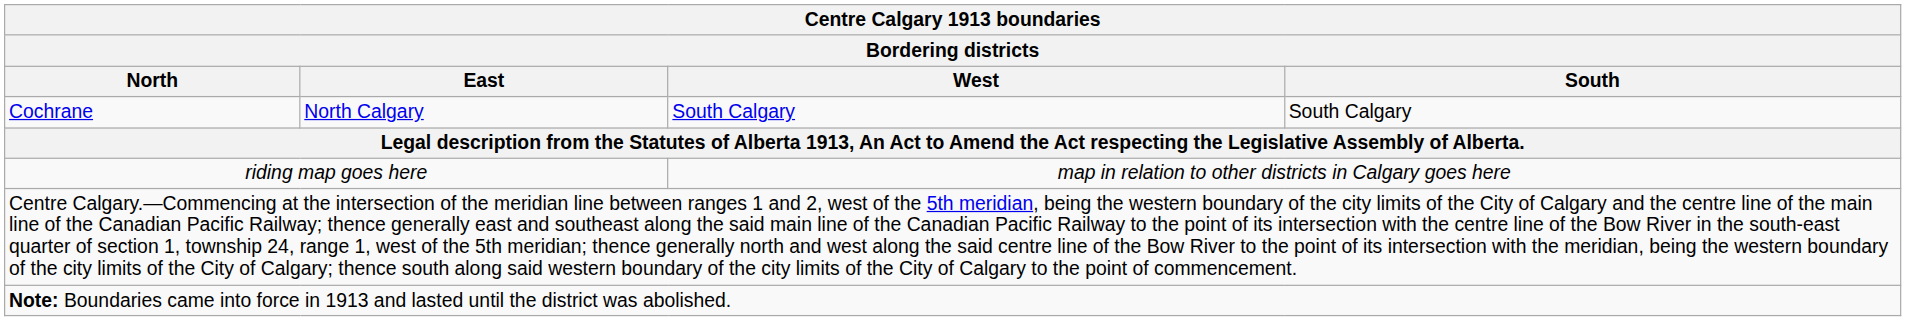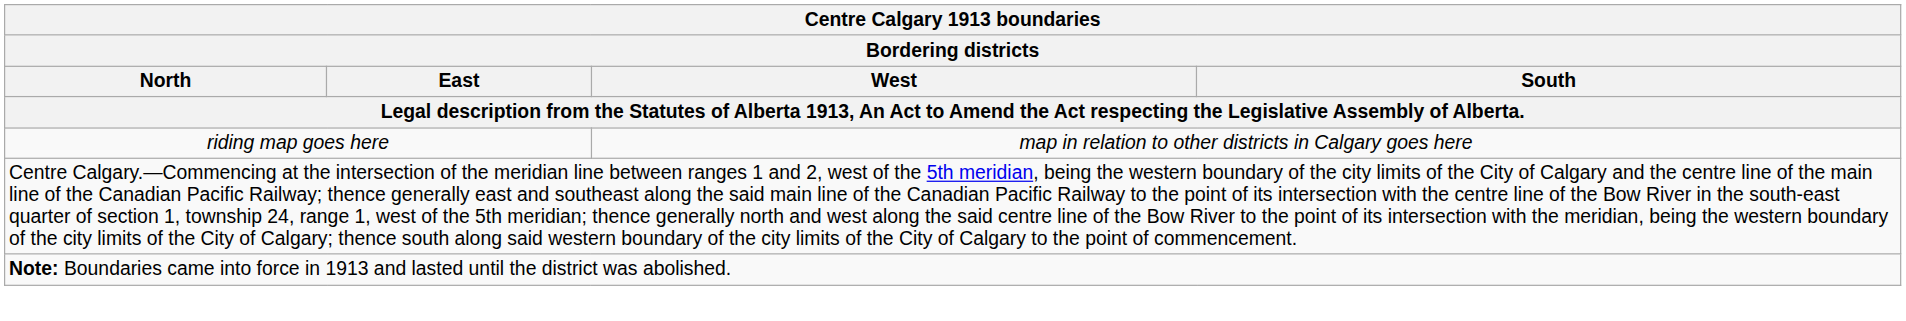- row: (51, 111)
